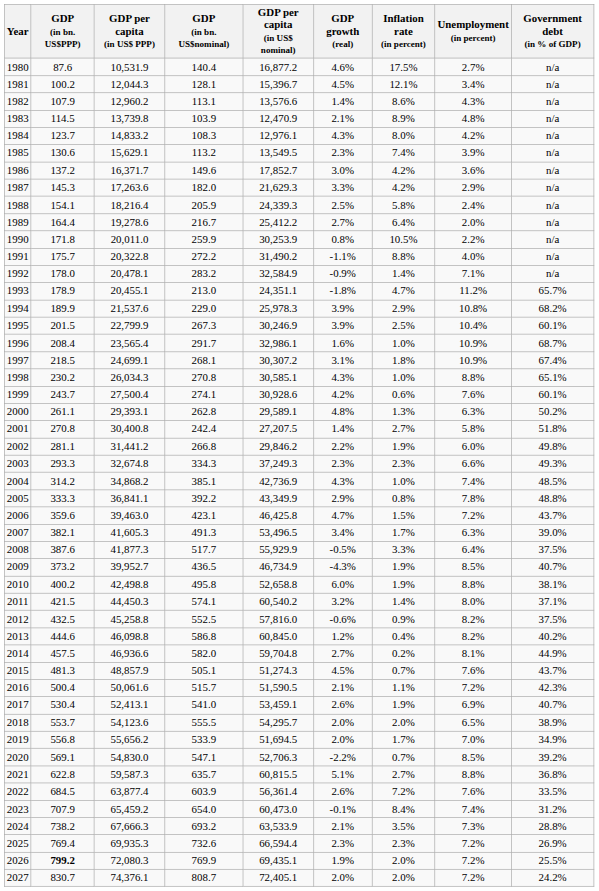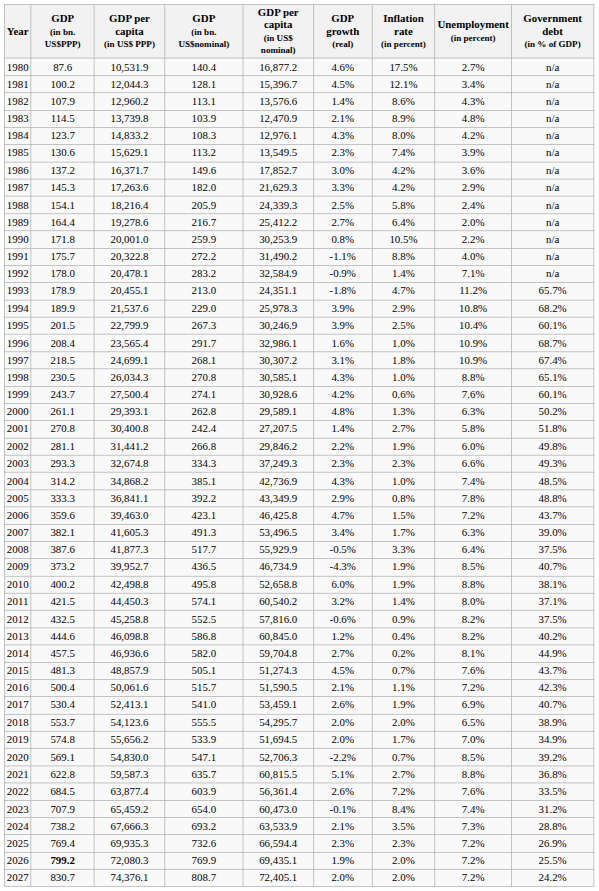(129, 239) 20,011.0 -> (129, 239) 20,001.0
(63, 377) 230.2 -> (63, 377) 230.5
(63, 740) 556.8 -> (63, 740) 574.8
